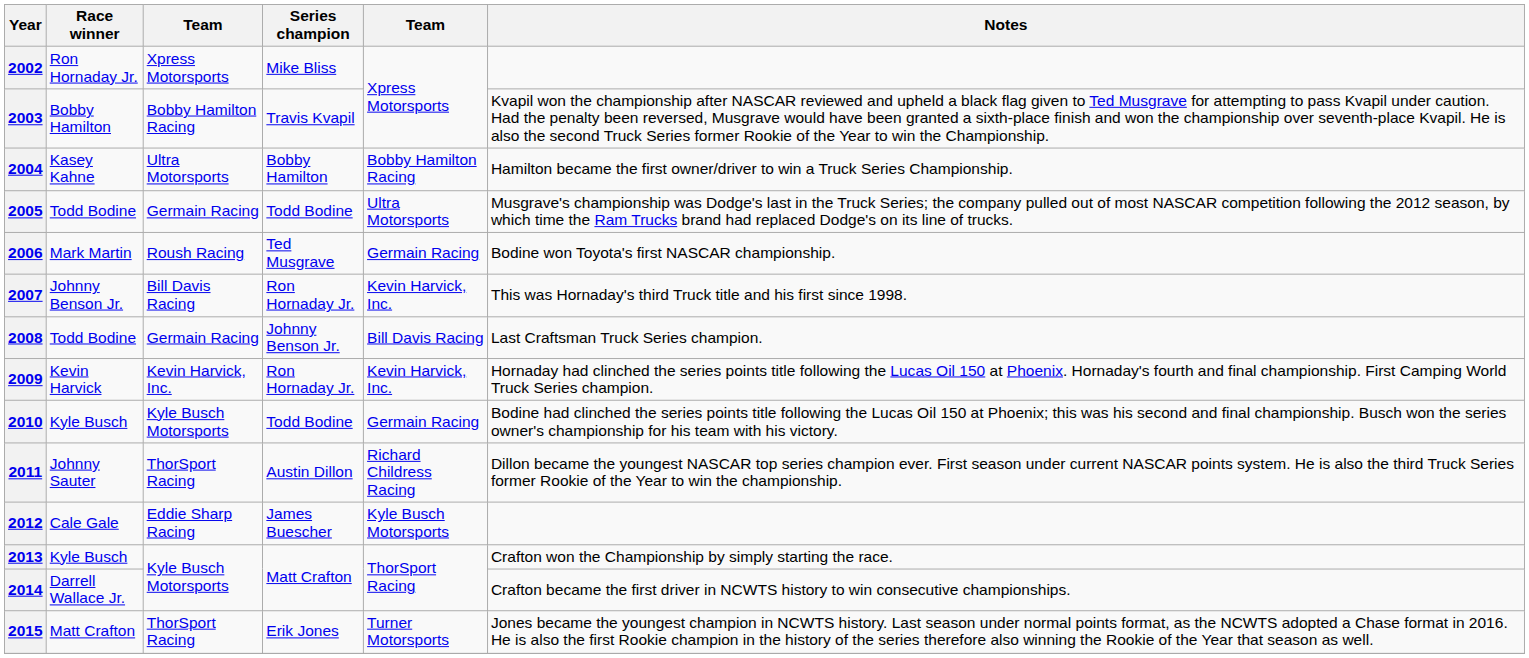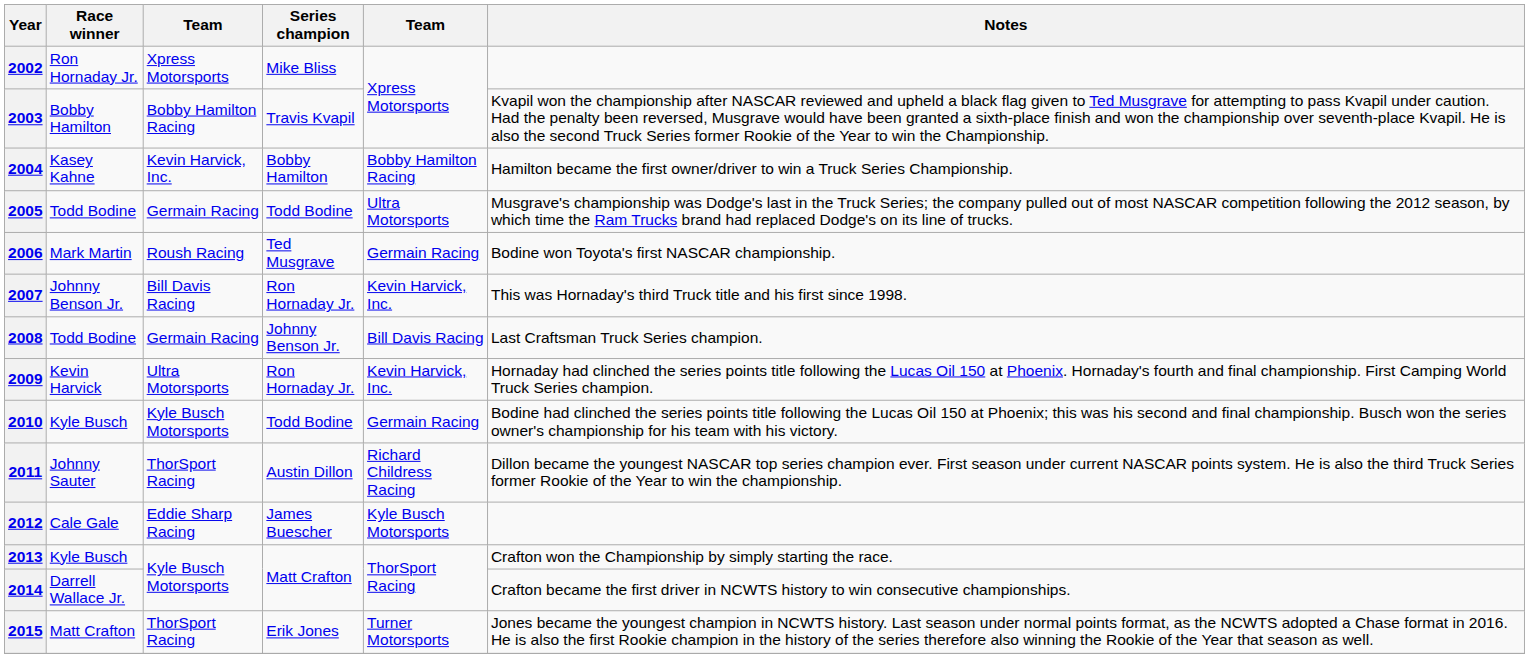(188, 169) Ultra Motorsports -> (196, 169) Kevin Harvick, Inc.
(196, 379) Kevin Harvick, Inc. -> (188, 379) Ultra Motorsports
